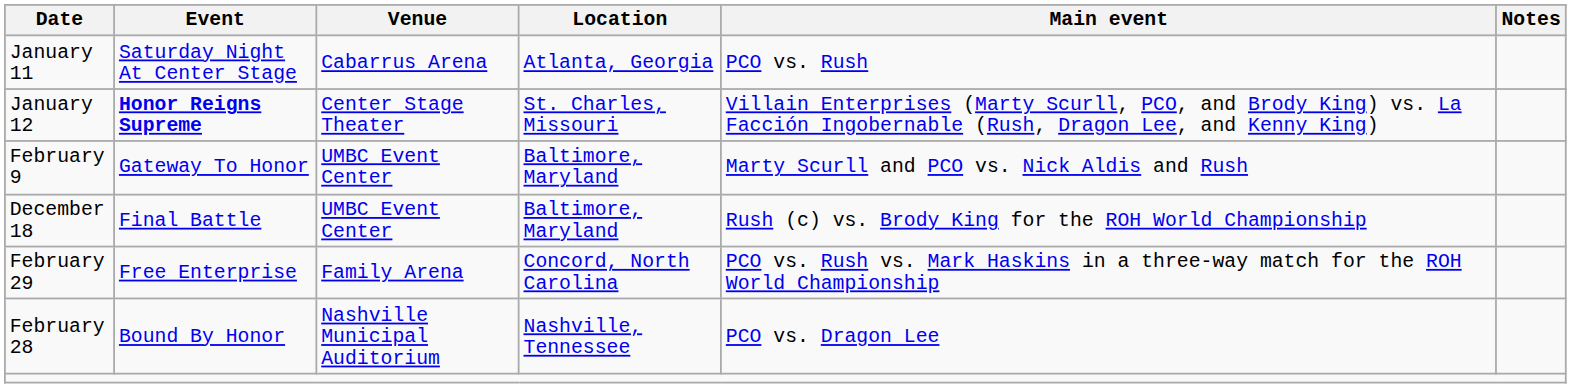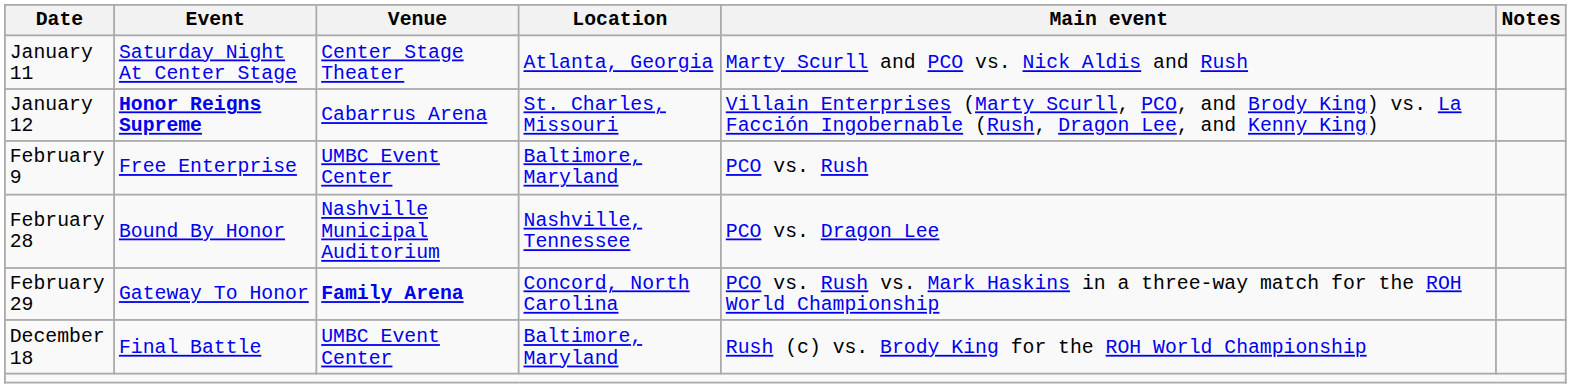(404, 62) Cabarrus Arena -> (392, 62) Center Stage Theater
(797, 62) PCO vs. Rush -> (987, 62) Marty Scurll and PCO vs. Nick Aldis and Rush
(392, 115) Center Stage Theater -> (404, 115) Cabarrus Arena
(214, 168) Gateway To Honor -> (208, 168) Free Enterprise
(987, 168) Marty Scurll and PCO vs. Nick Aldis and Rush -> (797, 168) PCO vs. Rush
rows swapped: (57, 336) <-> (57, 220)
(208, 273) Free Enterprise -> (214, 294) Gateway To Honor
(392, 273) normal -> (392, 294) bold
